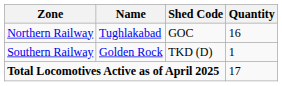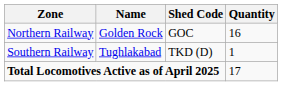(130, 33) Tughlakabad -> (131, 33) Golden Rock
(131, 52) Golden Rock -> (130, 52) Tughlakabad
